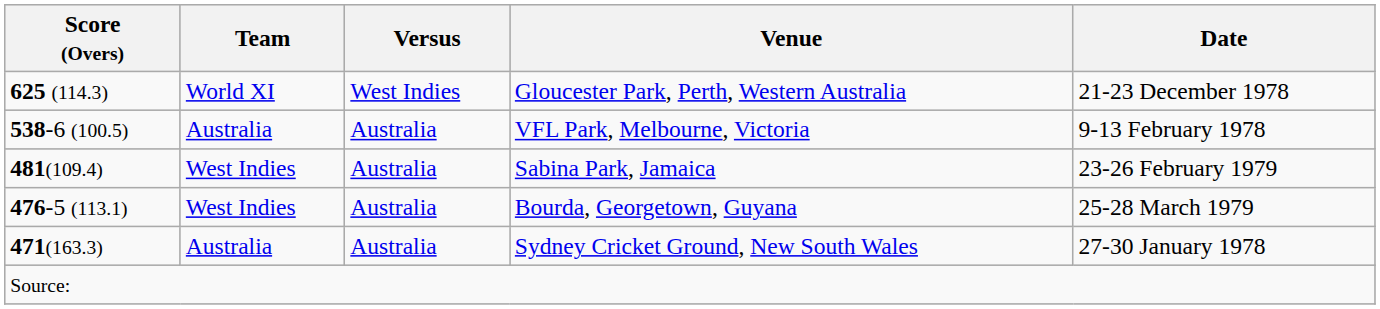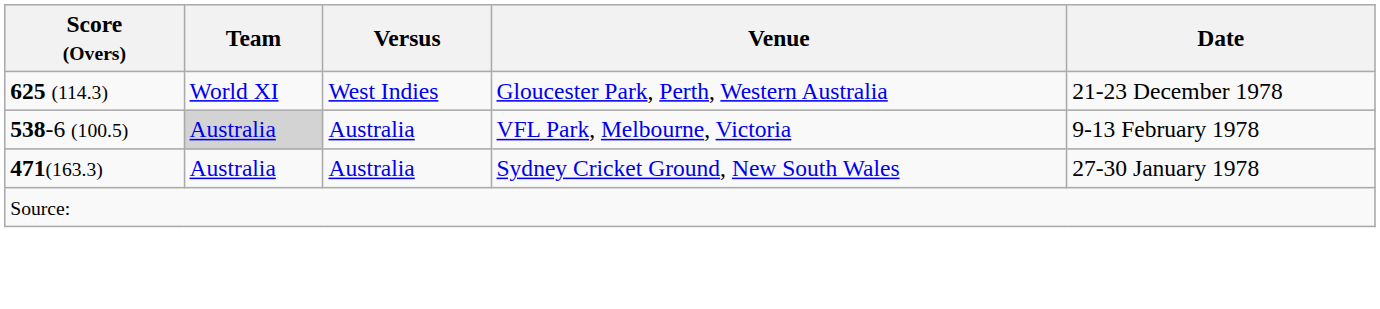(229, 129) no background -> (233, 129) lightgrey background
- row: (615, 168)
- row: (656, 207)
